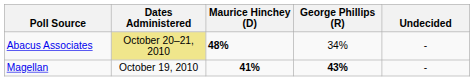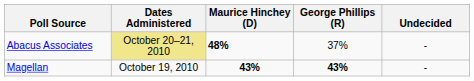(338, 46) 34% -> (338, 46) 37%
(250, 68) 41% -> (250, 68) 43%
